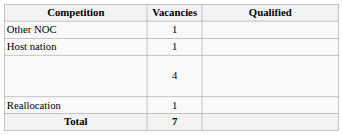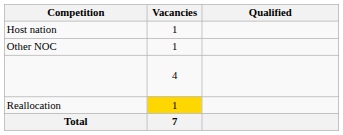rows swapped: (32, 47) <-> (32, 30)
(175, 105) no background -> (175, 105) gold background
